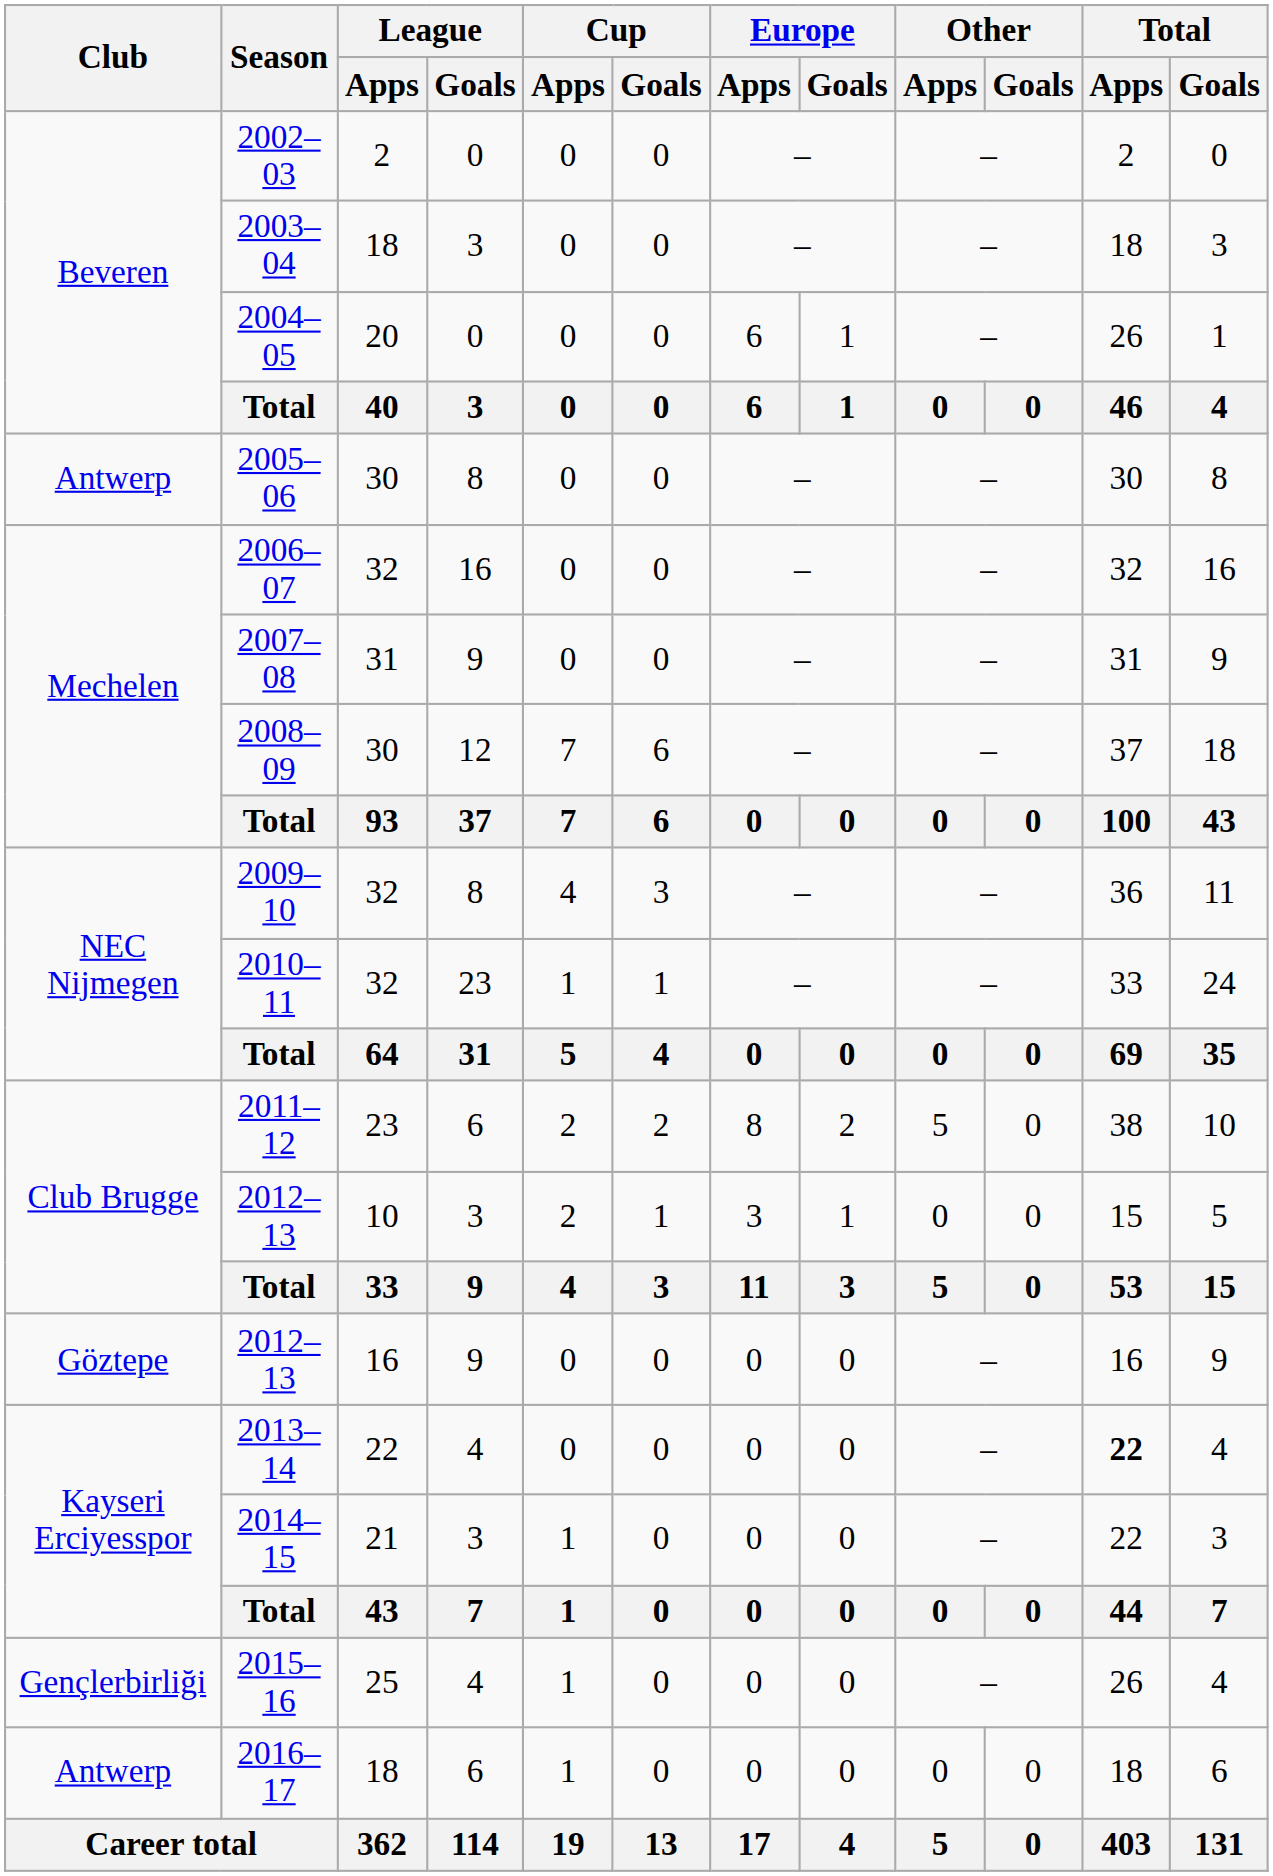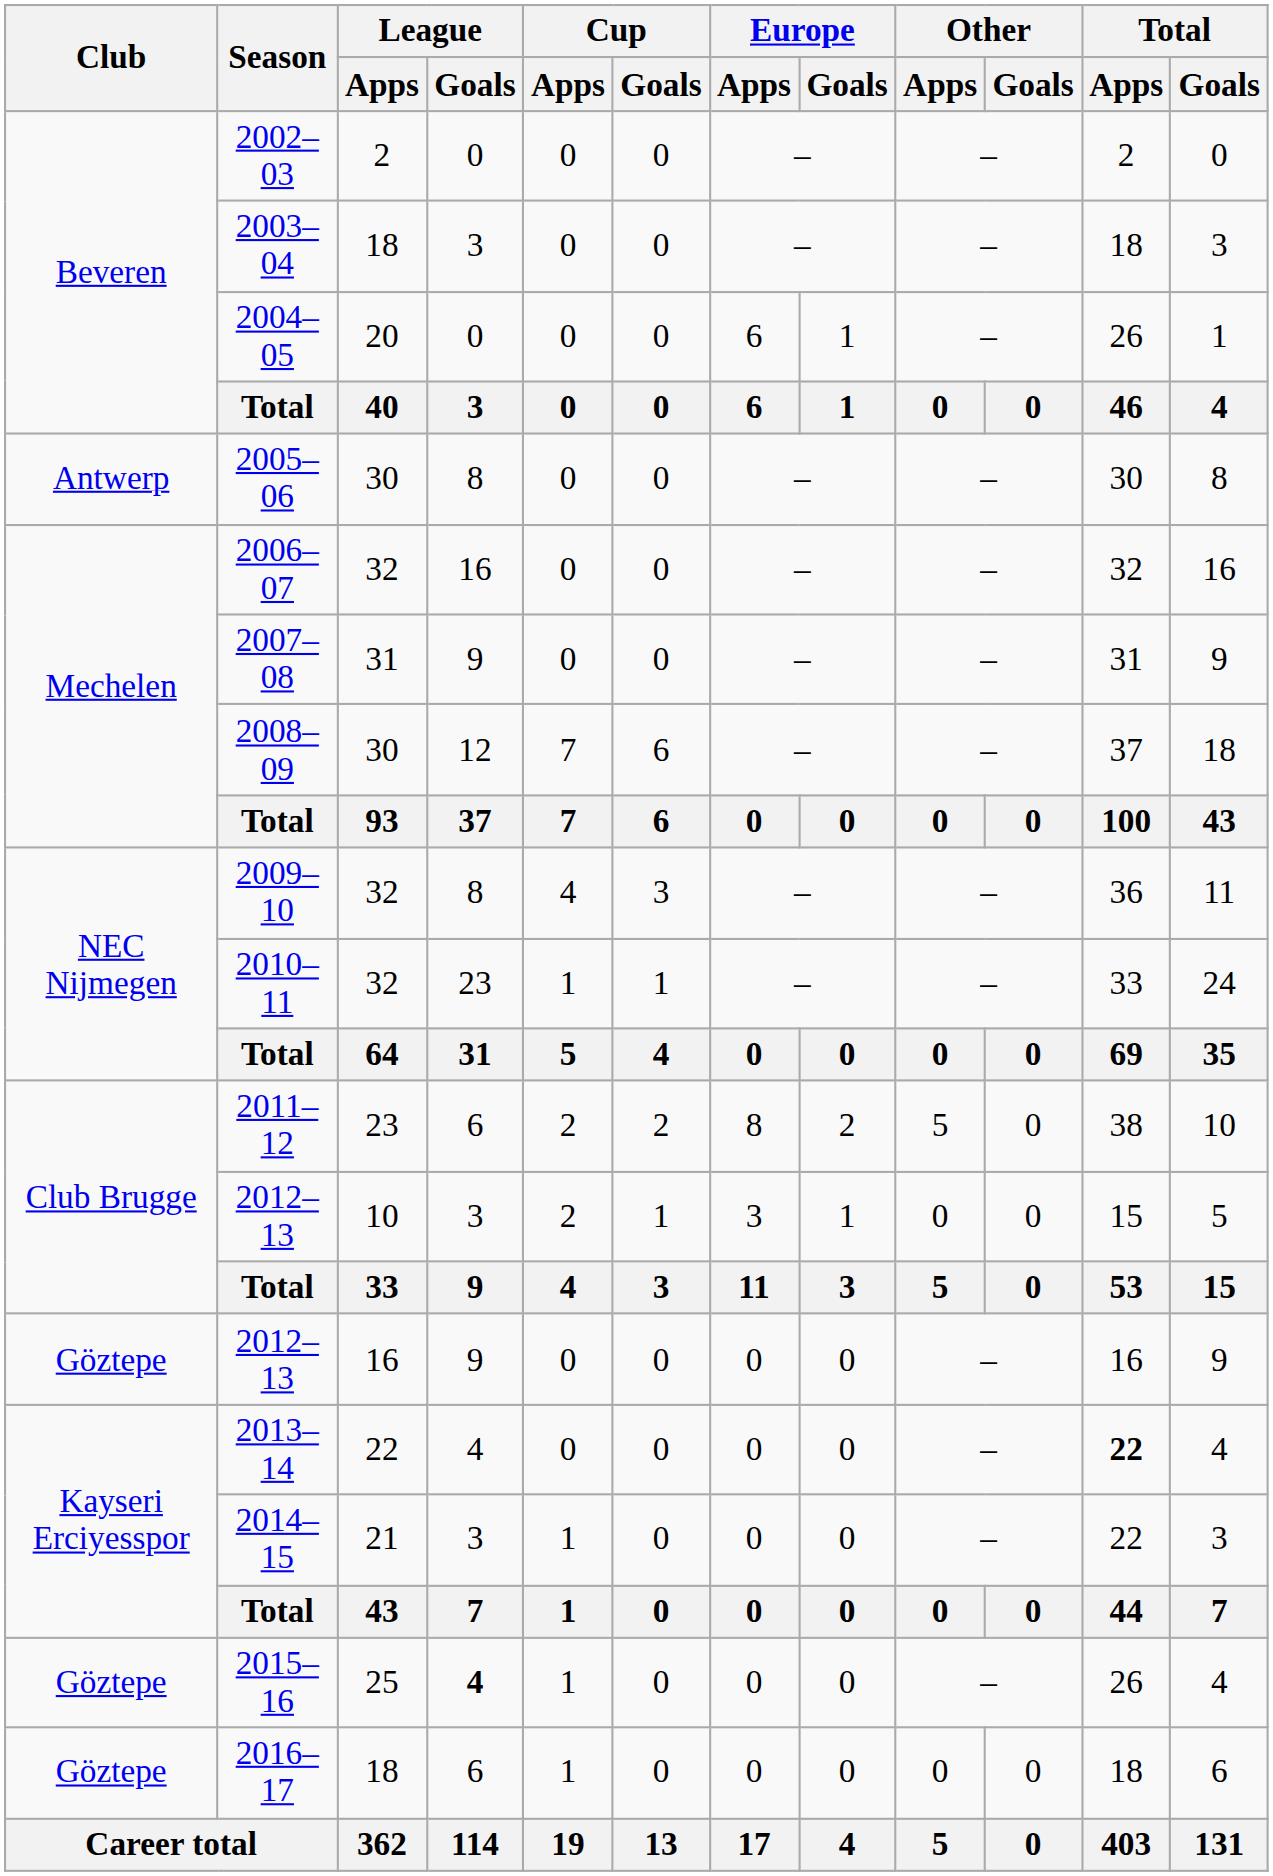(113, 1682) Gençlerbirliği -> (111, 1682) Göztepe
(475, 1682) normal -> (475, 1682) bold
(113, 1772) Antwerp -> (111, 1772) Göztepe
